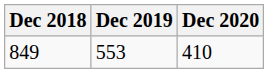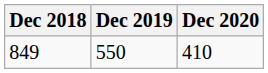(111, 52) 553 -> (111, 52) 550
